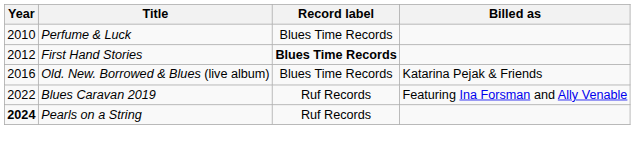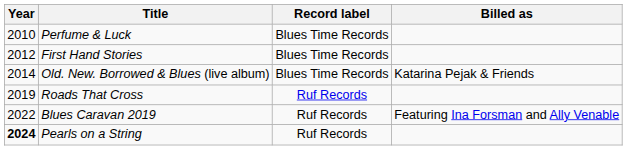(336, 54) bold -> (332, 54) normal
(21, 74) 2016 -> (21, 74) 2014
+ row: (92, 94)
